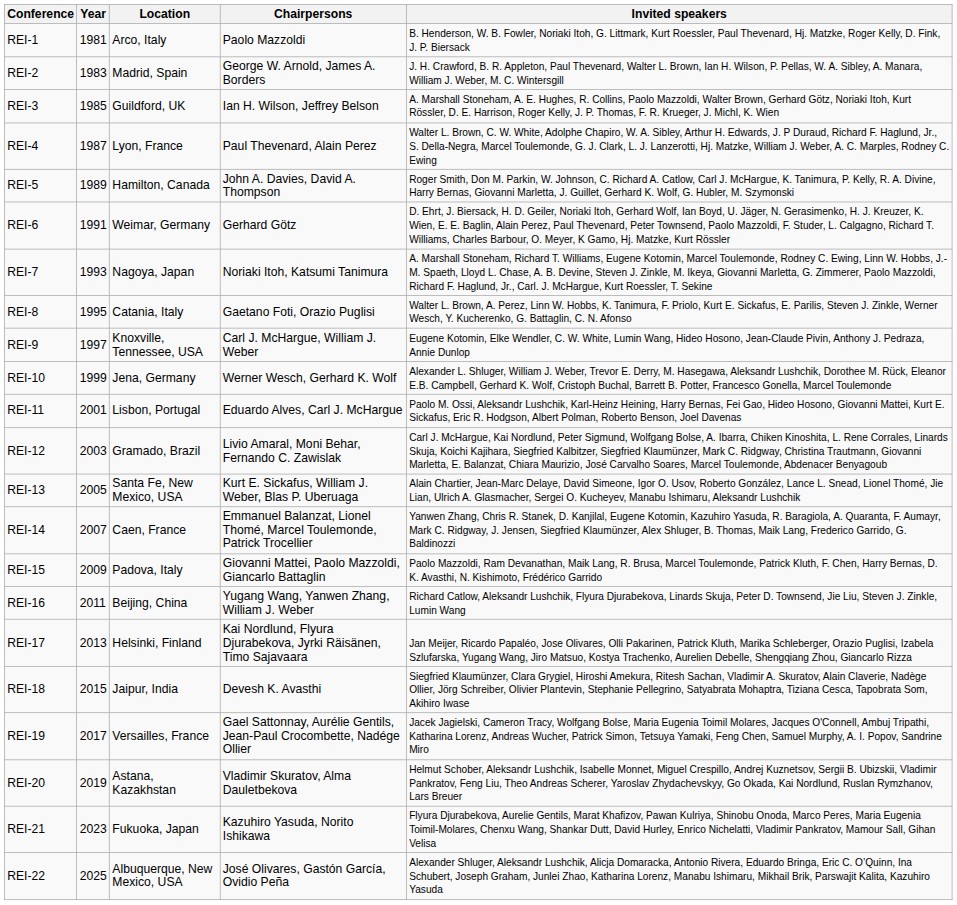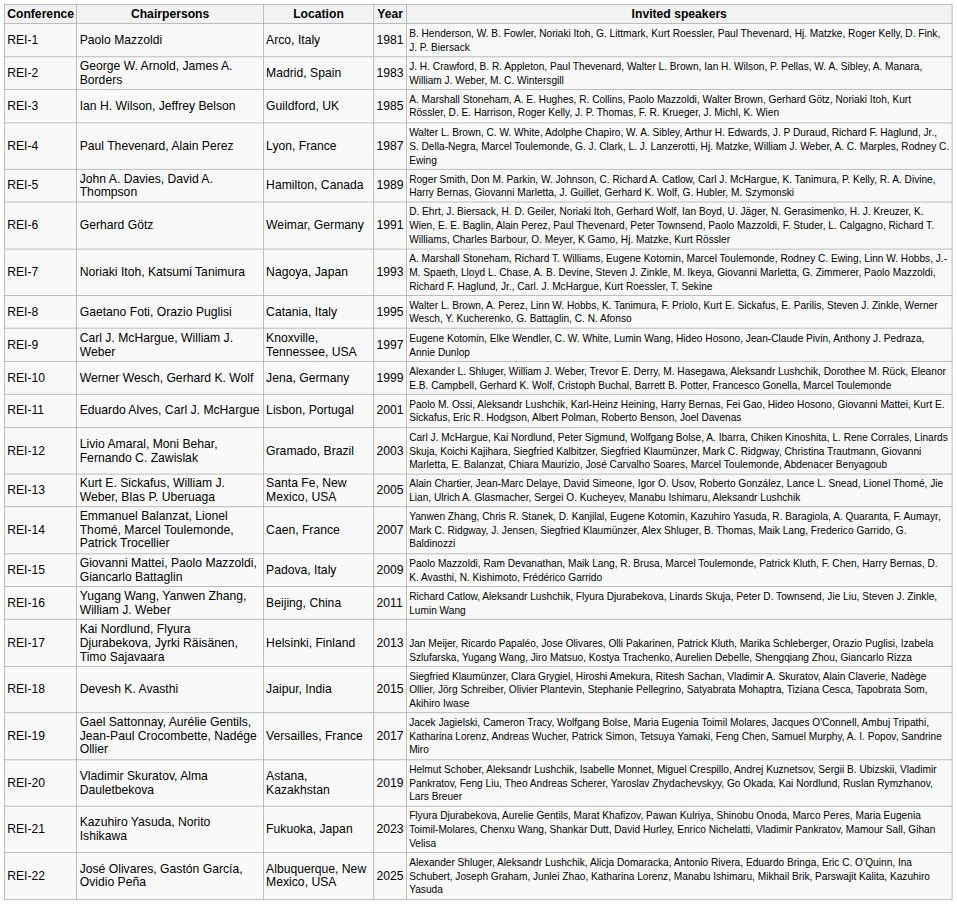columns swapped: (93, 14) <-> (313, 14)
